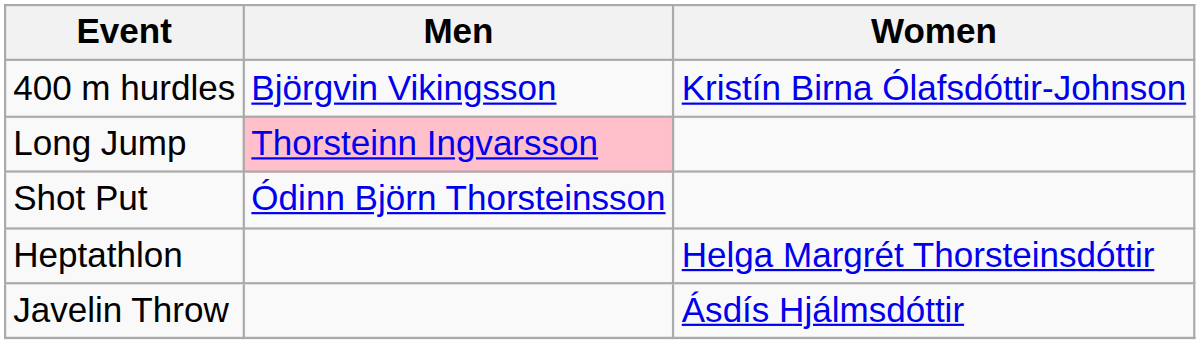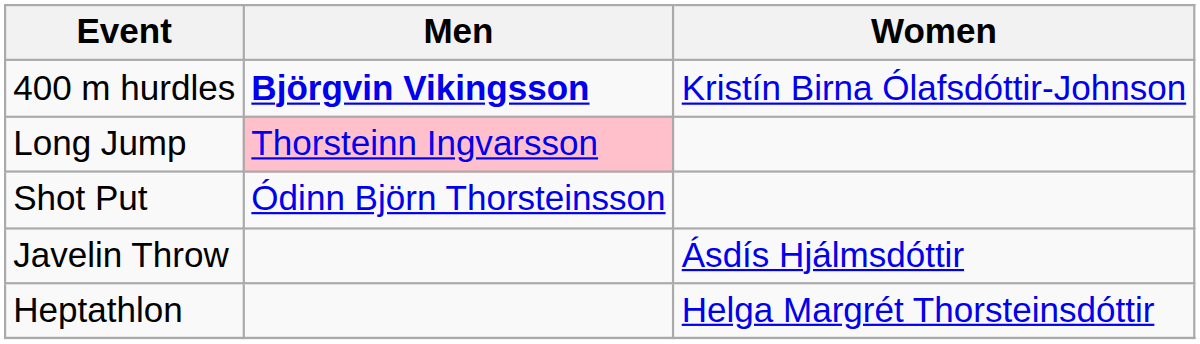(404, 87) normal -> (420, 87) bold
rows swapped: (121, 310) <-> (98, 254)
